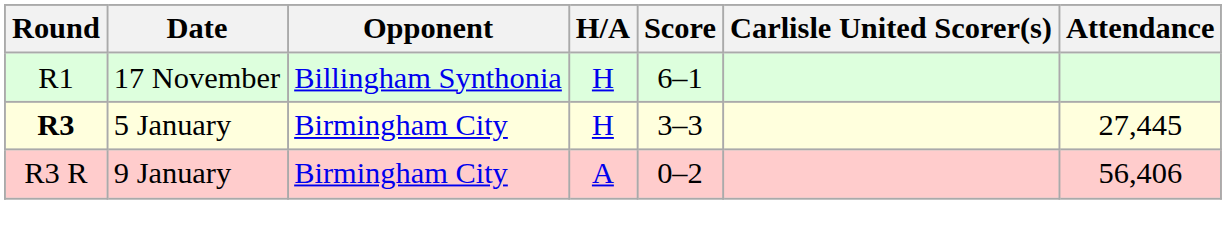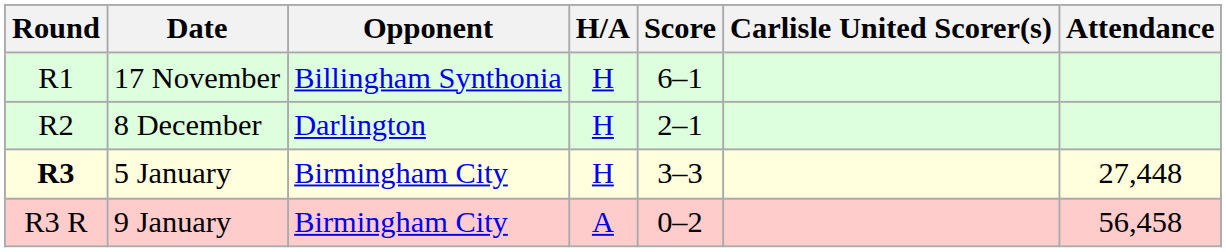+ row: (188, 125)
(1140, 125) 27,445 -> (1140, 173) 27,448
(1140, 173) 56,406 -> (1140, 221) 56,458
